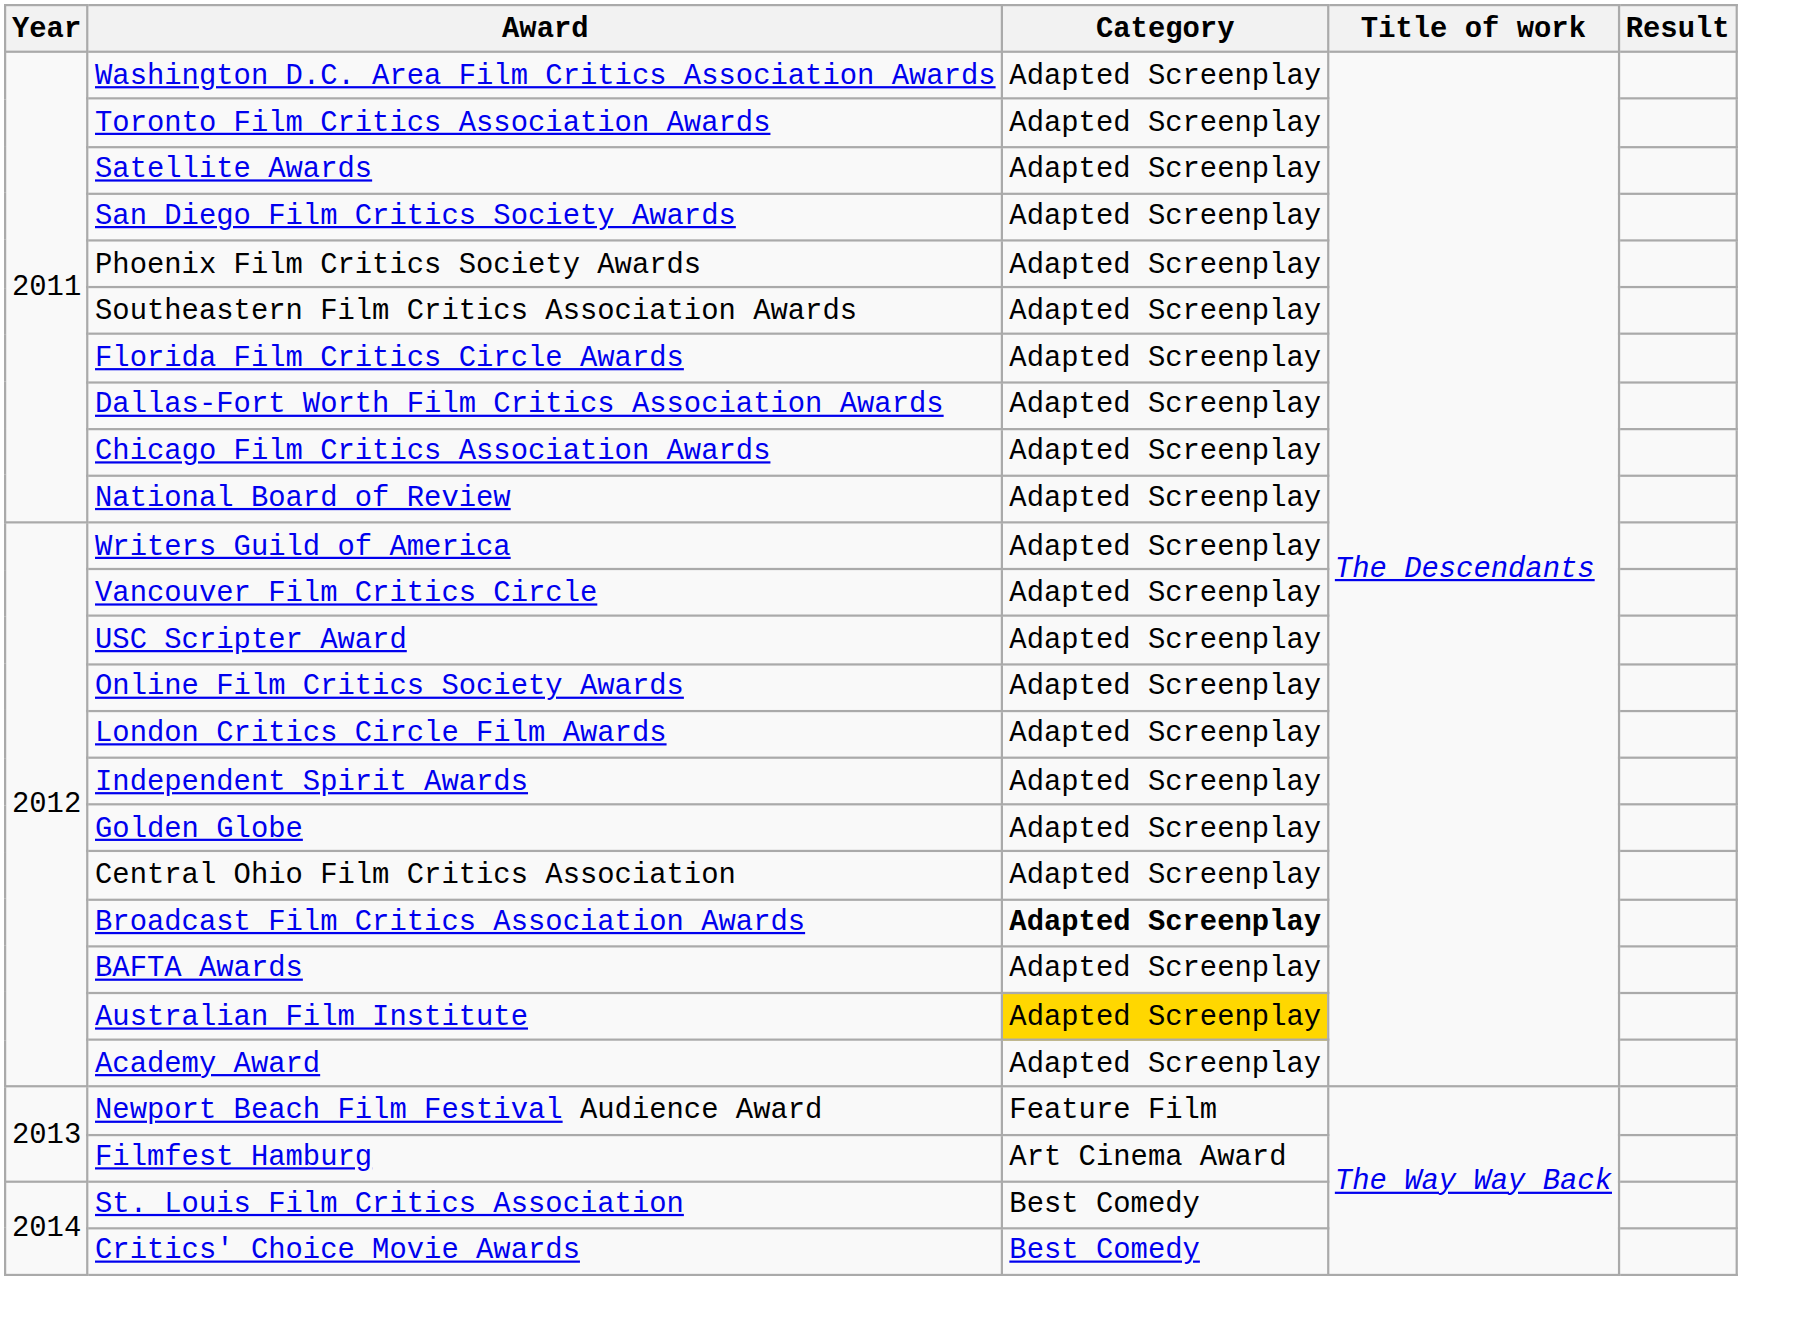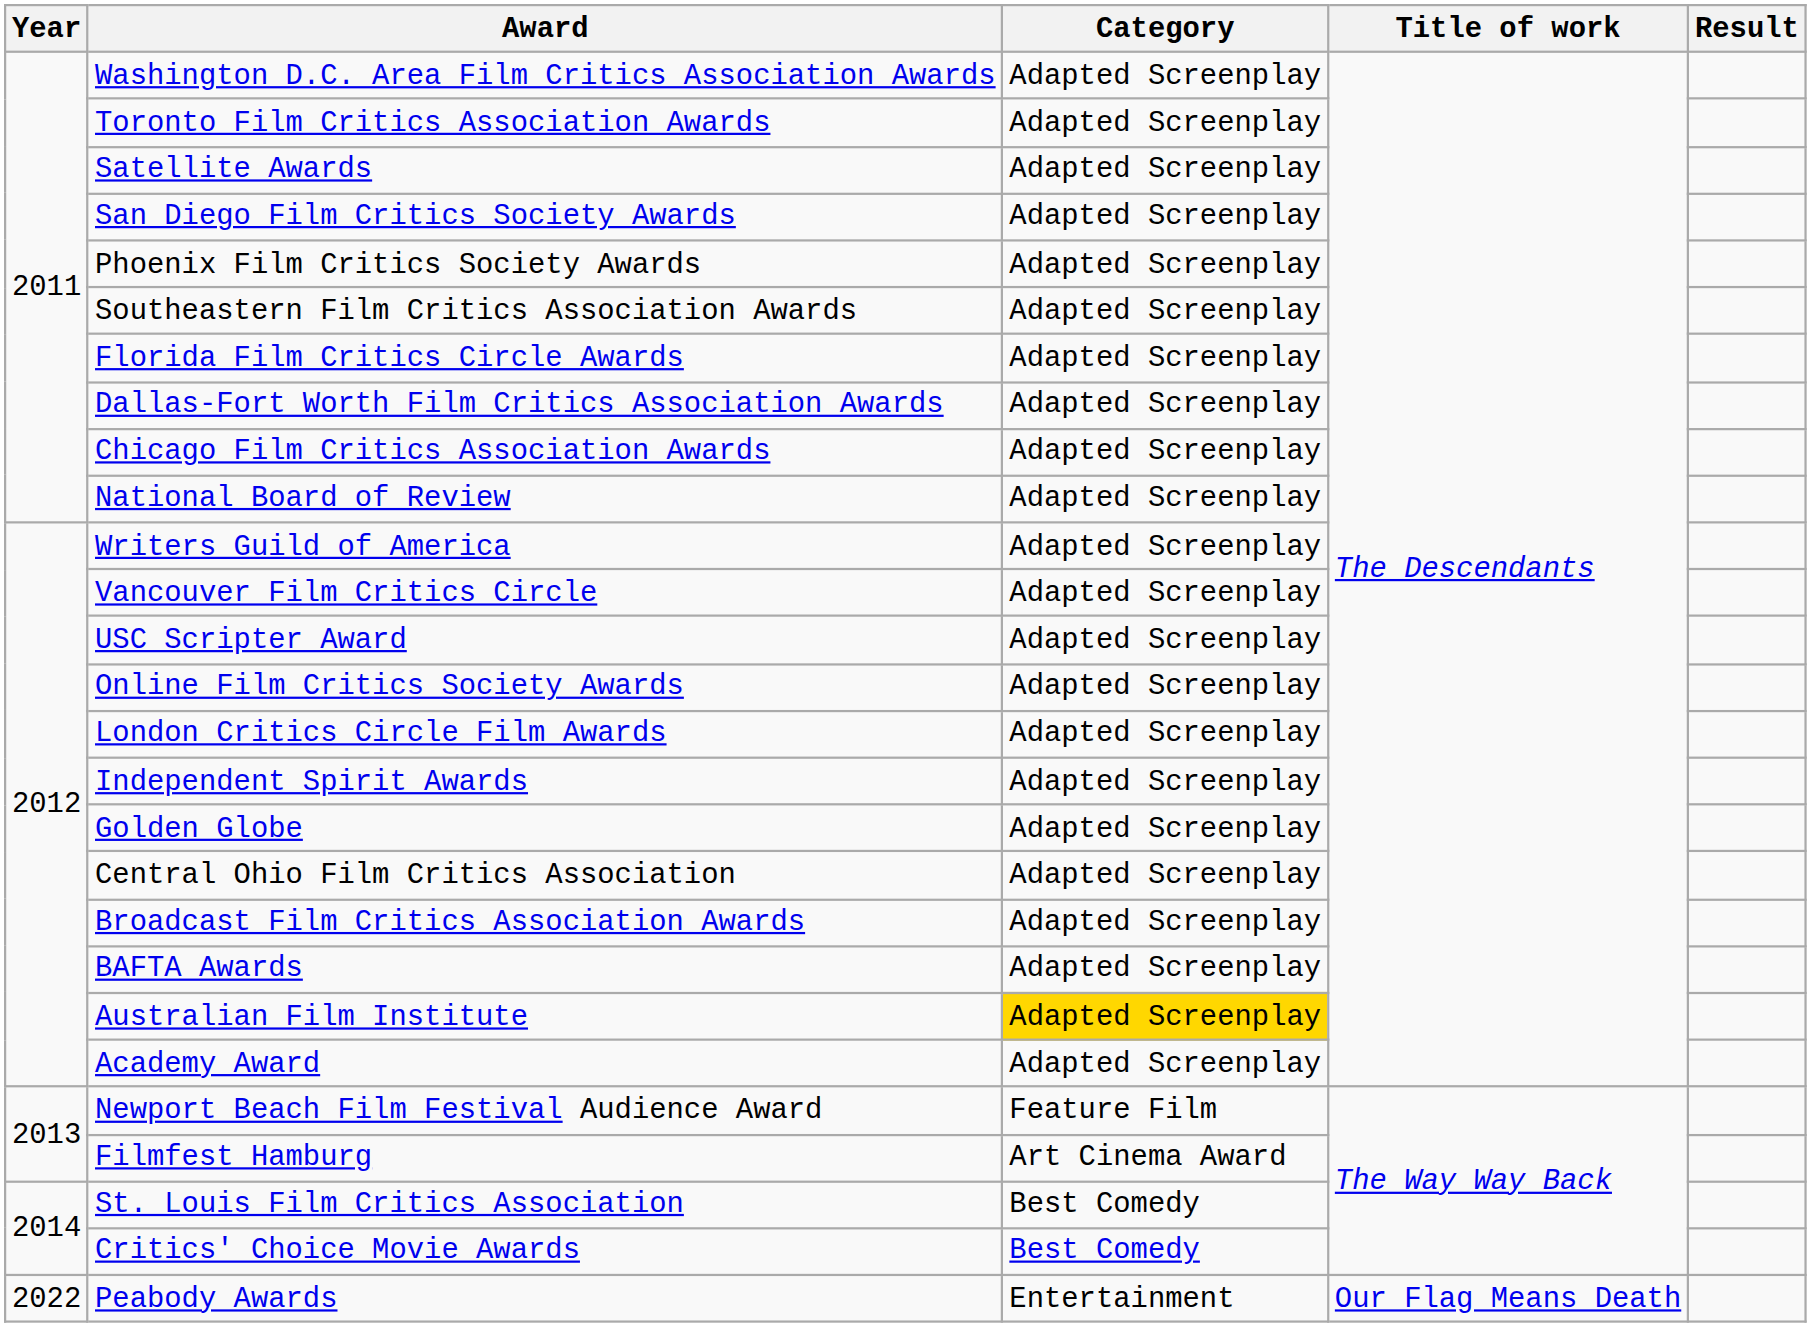(1165, 922) bold -> (1165, 922) normal
+ row: (216, 1299)
